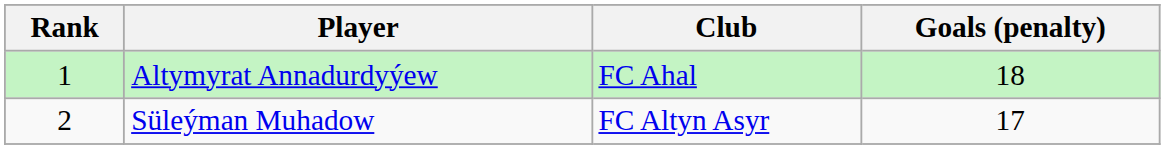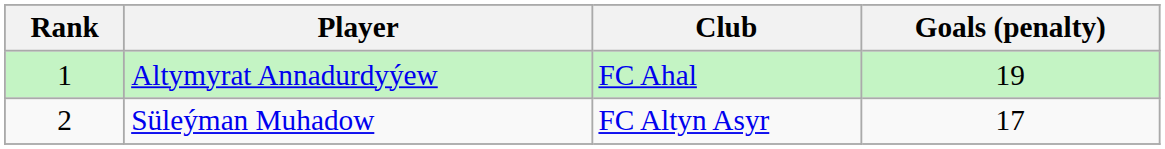(1010, 74) 18 -> (1010, 74) 19
